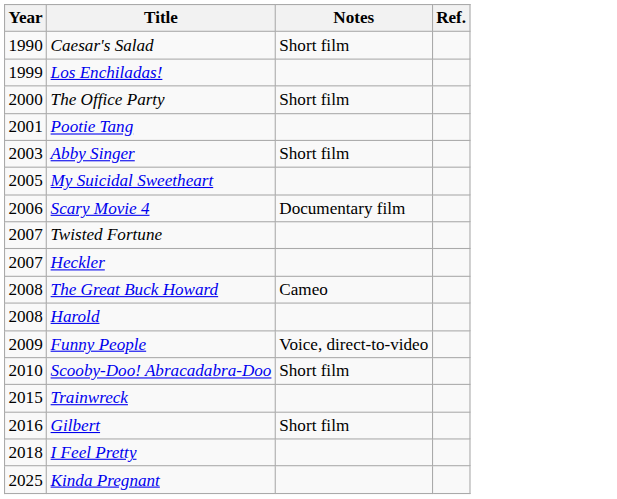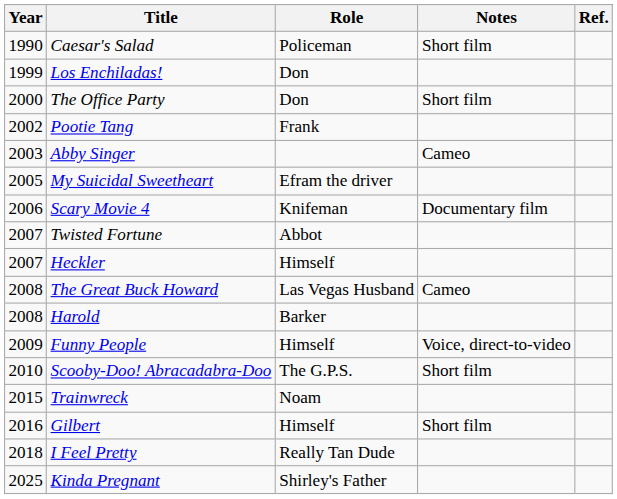+ column: (347, 18)
(26, 126) 2001 -> (26, 126) 2002
(314, 153) Short film -> (446, 153) Cameo
